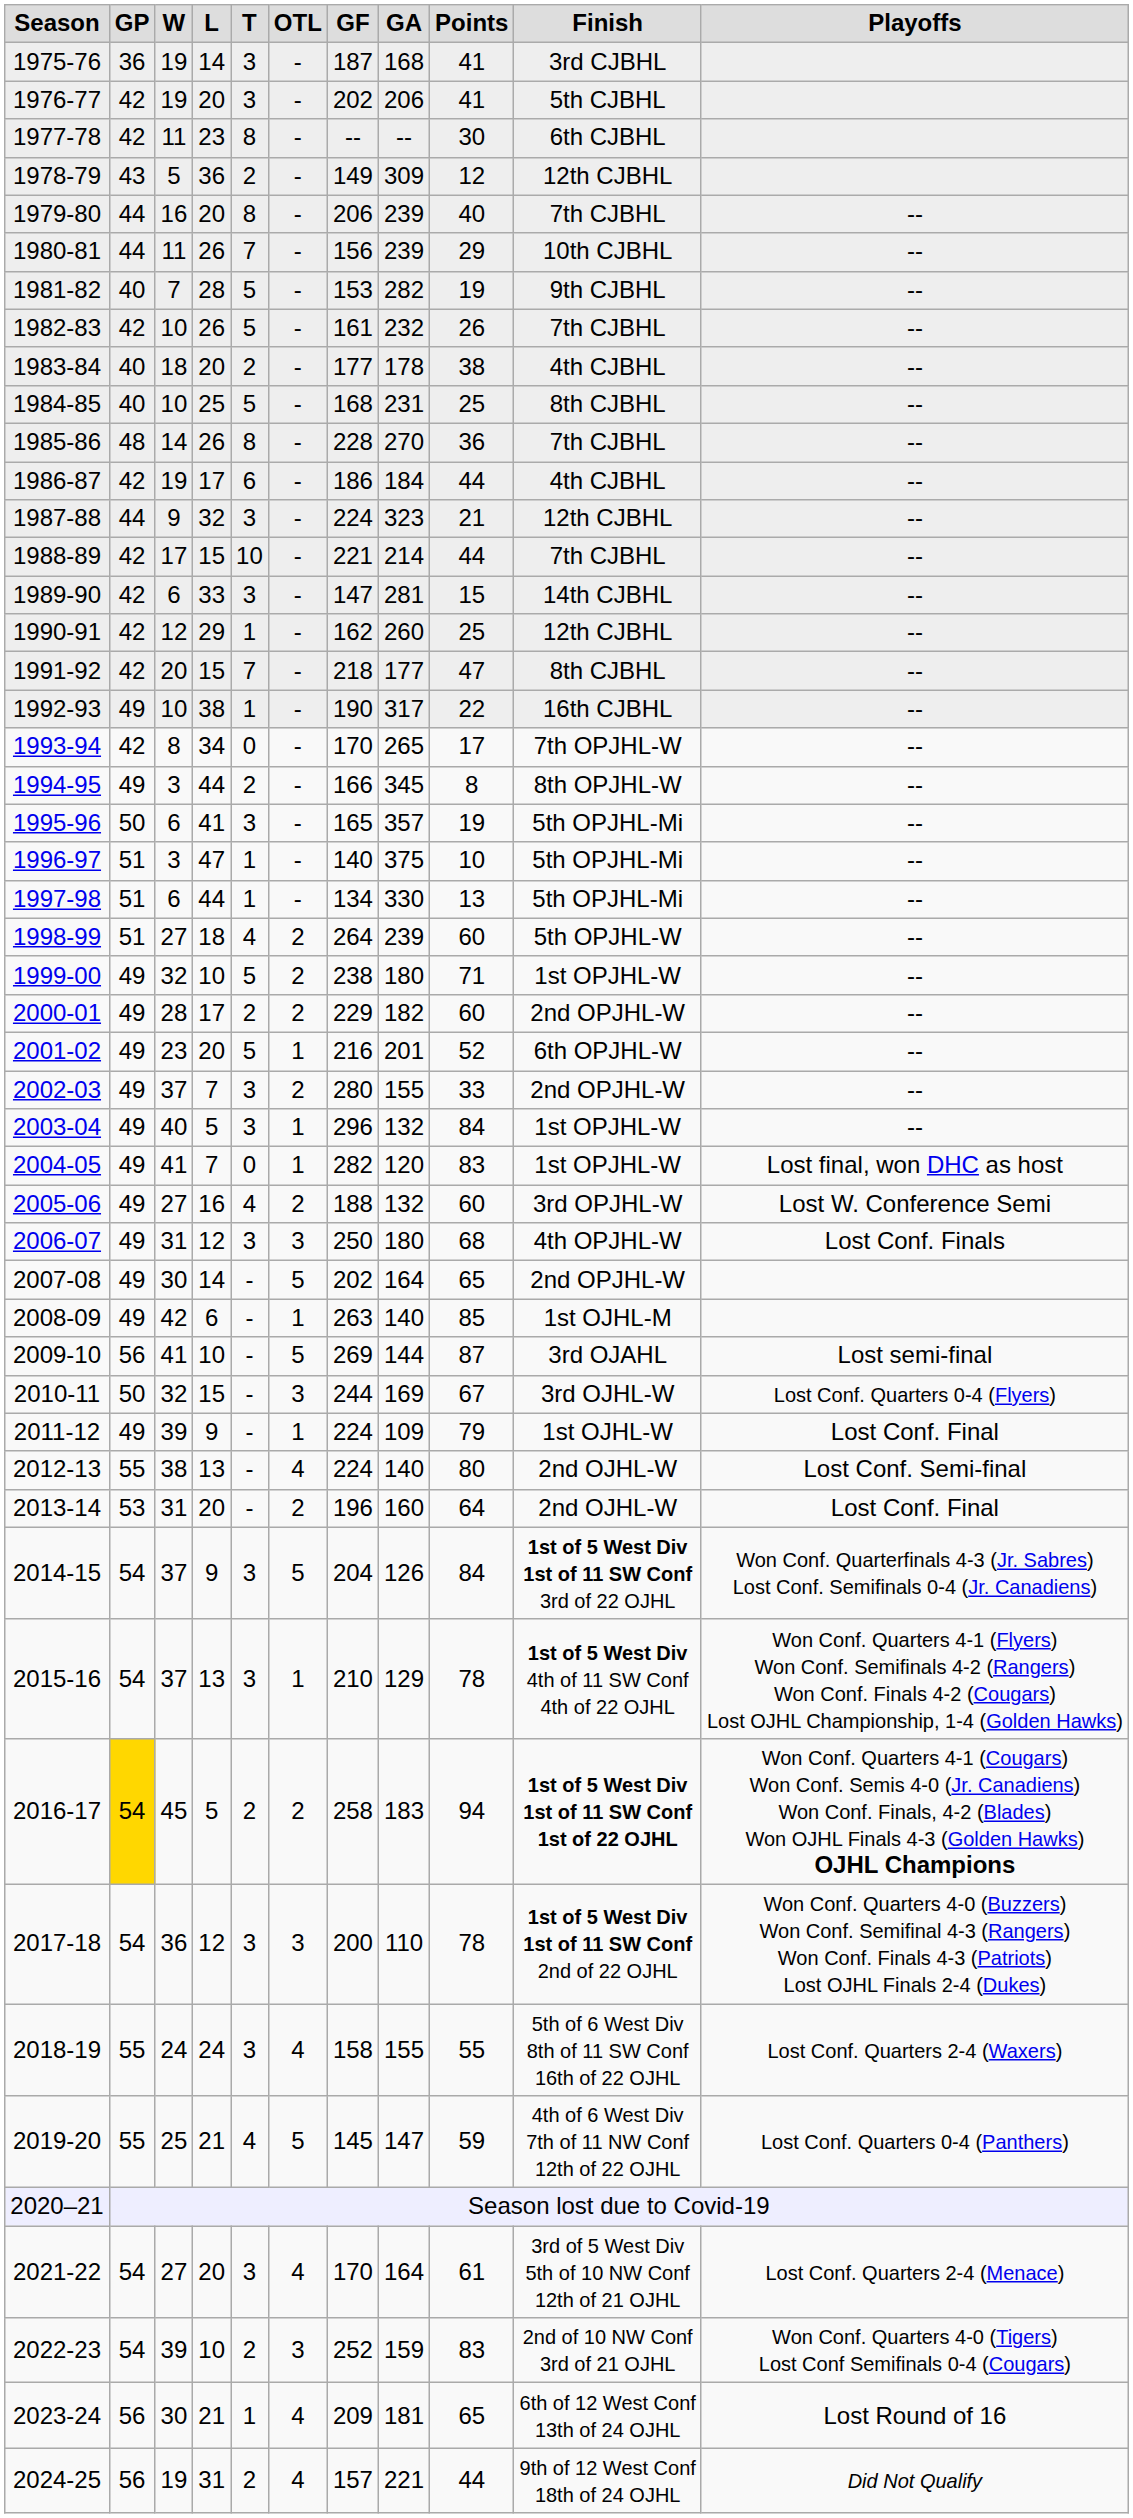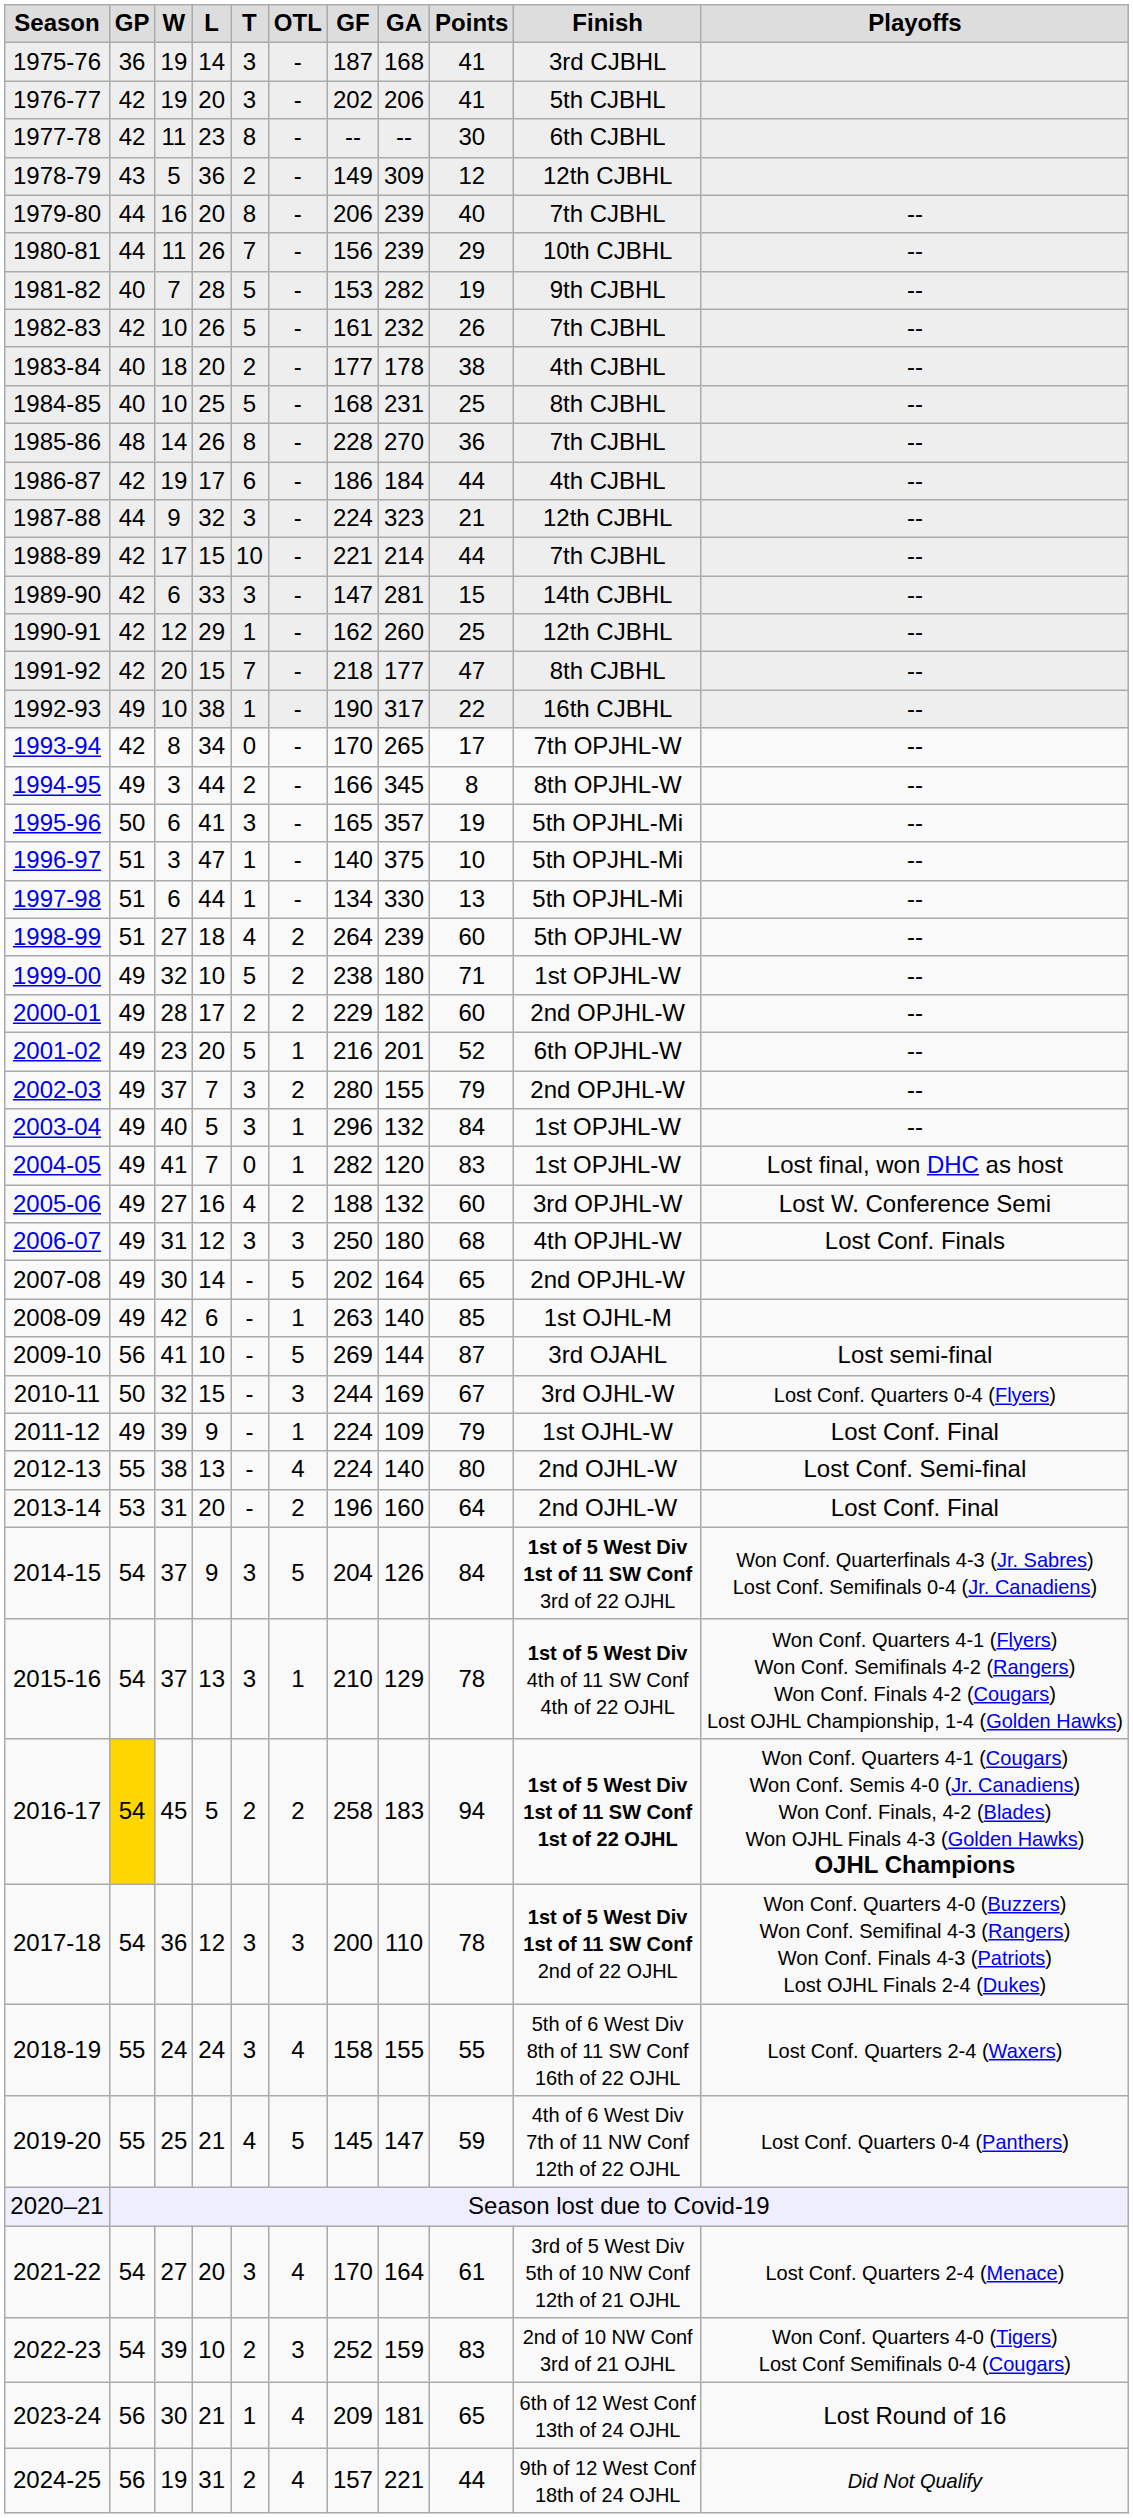(472, 1089) 33 -> (472, 1089) 79
